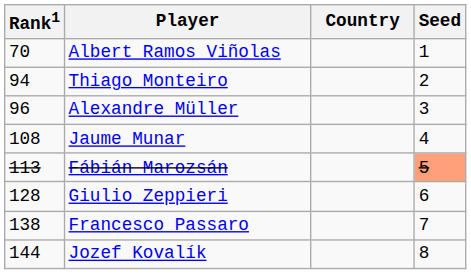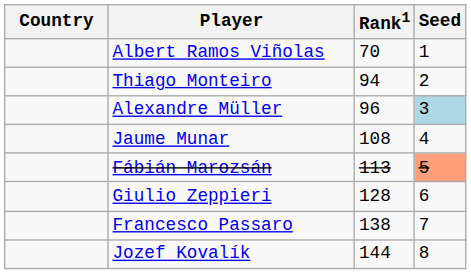columns swapped: (363, 21) <-> (35, 21)
(424, 110) no background -> (424, 110) lightblue background
